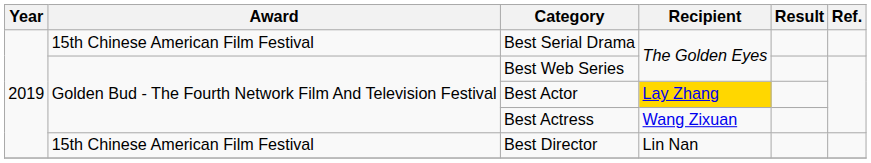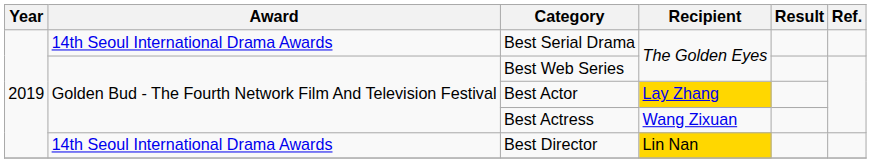(183, 42) 15th Chinese American Film Festival -> (192, 42) 14th Seoul International Drama Awards
(183, 145) 15th Chinese American Film Festival -> (192, 145) 14th Seoul International Drama Awards
(670, 145) no background -> (670, 145) gold background
